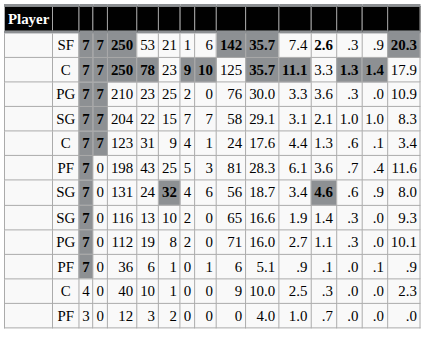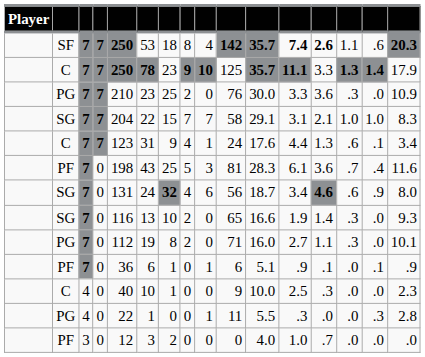(169, 45) 21 -> (169, 45) 18
(187, 45) 1 -> (187, 45) 8
(209, 45) 6 -> (209, 45) 4
(298, 45) normal -> (298, 45) bold
(353, 45) .3 -> (349, 45) 1.1
(378, 45) .9 -> (378, 45) .6
+ row: (66, 315)
